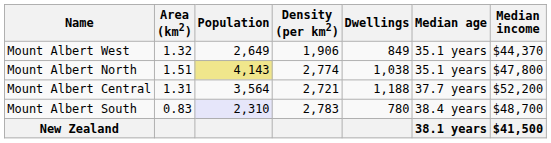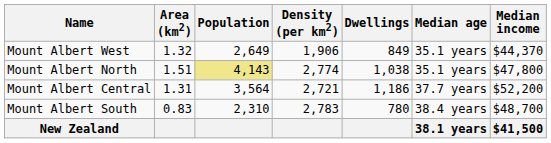(391, 90) 1,188 -> (391, 90) 1,186
(252, 109) lavender background -> (252, 109) no background
